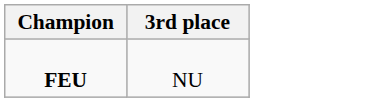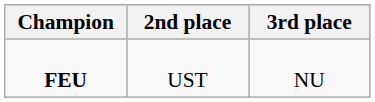+ column: (187, 22)
